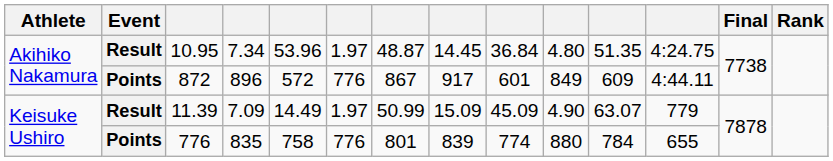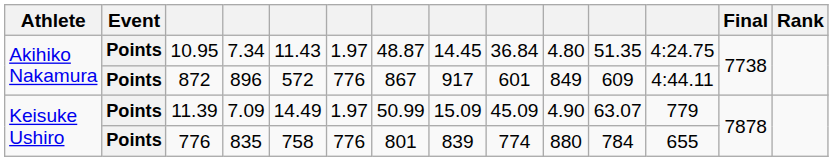(134, 50) Result -> (134, 50) Points
(298, 50) 53.96 -> (298, 50) 11.43
(134, 111) Result -> (134, 111) Points
